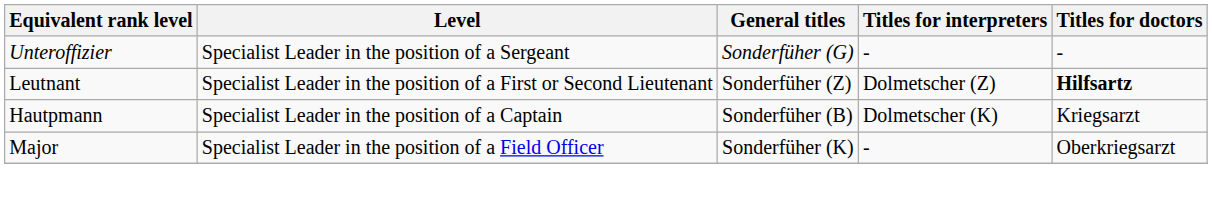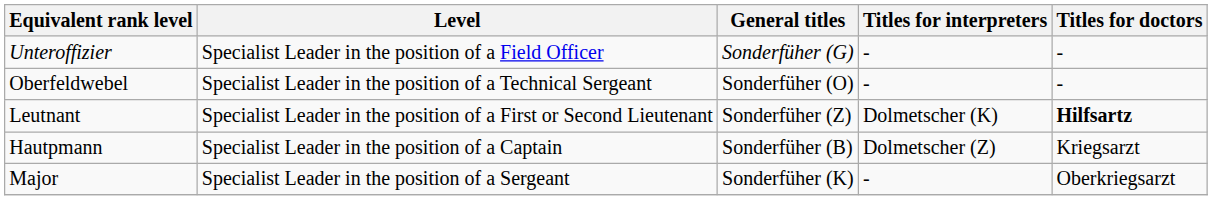(386, 52) Specialist Leader in the position of a Sergeant -> (403, 52) Specialist Leader in the position of a Field Officer
+ row: (69, 83)
(929, 83) Dolmetscher (Z) -> (930, 115) Dolmetscher (K)
(930, 115) Dolmetscher (K) -> (929, 147) Dolmetscher (Z)
(403, 147) Specialist Leader in the position of a Field Officer -> (386, 178) Specialist Leader in the position of a Sergeant
